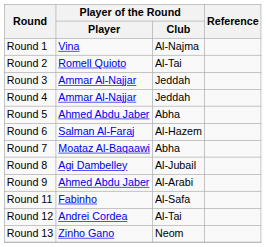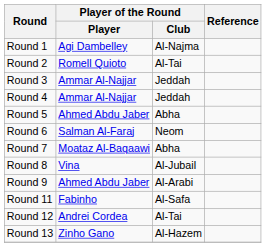(69, 47) Vina -> (93, 47) Agi Dambelley
(178, 132) Al-Hazem -> (169, 132) Neom
(93, 166) Agi Dambelley -> (69, 166) Vina
(169, 234) Neom -> (178, 234) Al-Hazem
